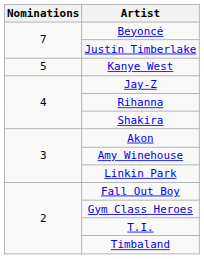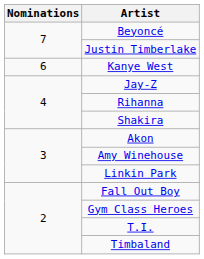(43, 67) 5 -> (43, 67) 6
